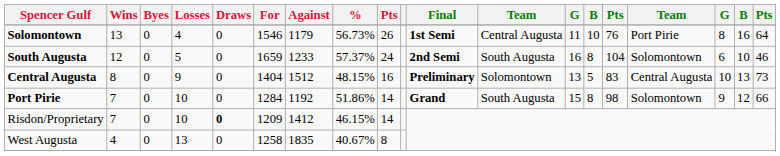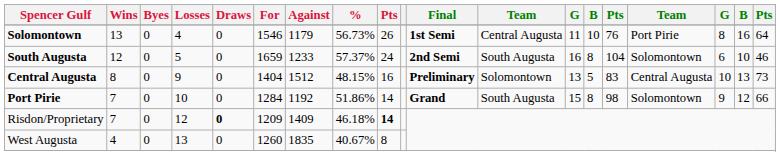(181, 118) 10 -> (181, 118) 12
(301, 118) 1412 -> (301, 118) 1409
(355, 118) 46.15% -> (355, 118) 46.18%
(387, 118) normal -> (387, 118) bold
(270, 139) 1258 -> (270, 139) 1260
